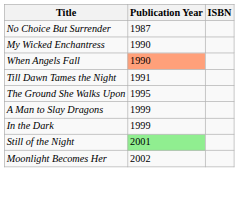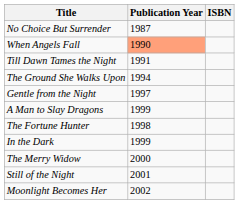- row: (56, 45)
(140, 93) 1995 -> (140, 77) 1994
+ row: (51, 93)
+ row: (48, 126)
+ row: (44, 158)
(140, 142) lightgreen background -> (140, 175) no background
